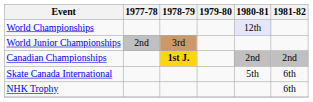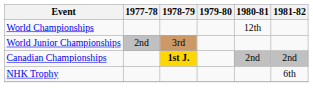(253, 27) lavender background -> (253, 27) no background
- row: (59, 74)
